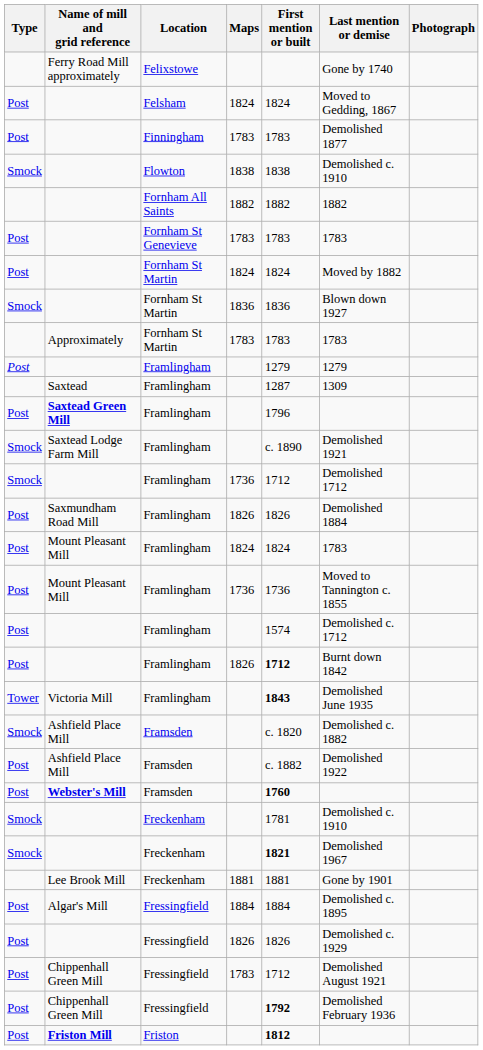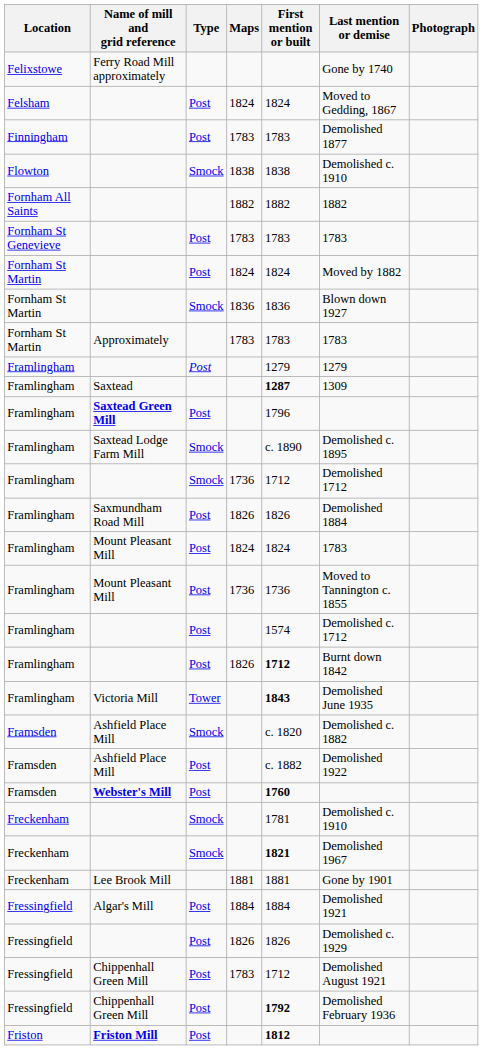columns swapped: (183, 28) <-> (25, 28)
(277, 386) normal -> (277, 386) bold
(352, 447) Demolished 1921 -> (358, 447) Demolished c. 1895
(358, 906) Demolished c. 1895 -> (352, 906) Demolished 1921
